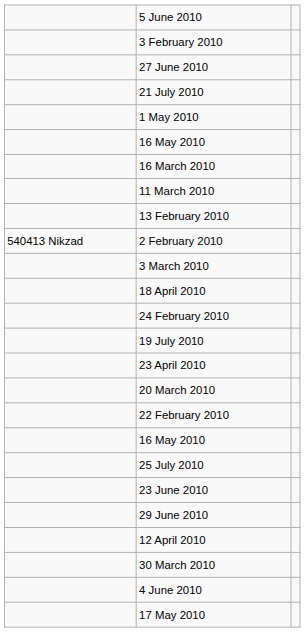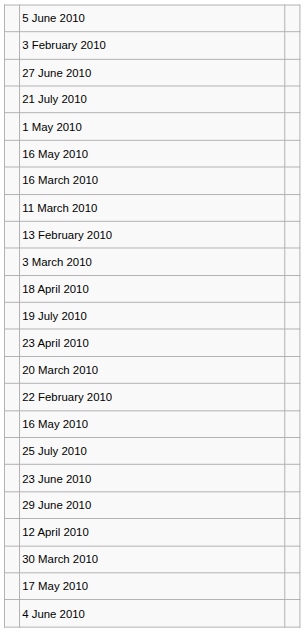- row: (45, 241)
- row: (70, 316)
rows swapped: (70, 589) <-> (70, 614)
